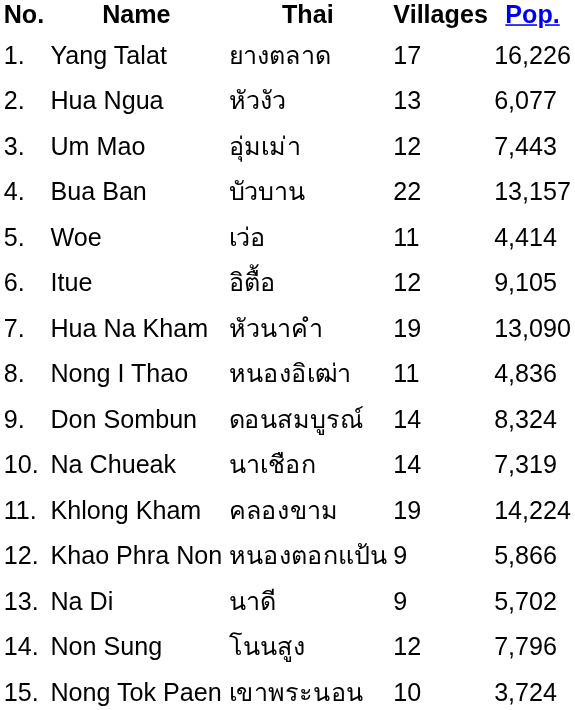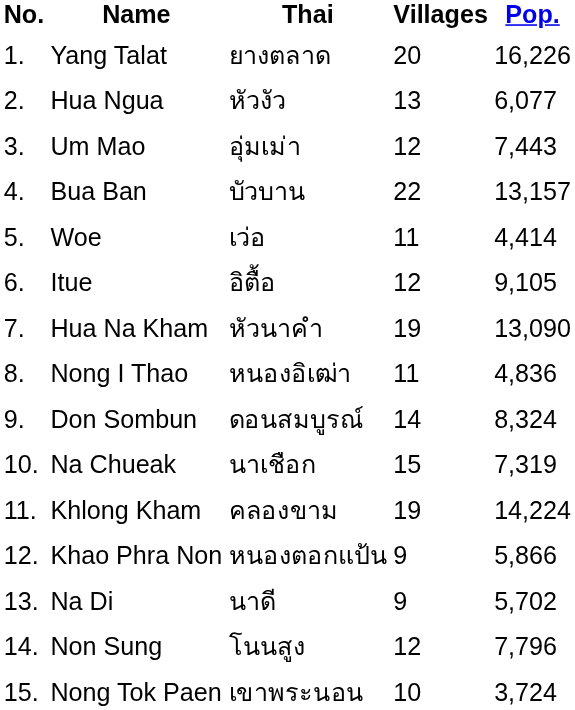(407, 54) 17 -> (407, 54) 20
(407, 464) 14 -> (407, 464) 15
